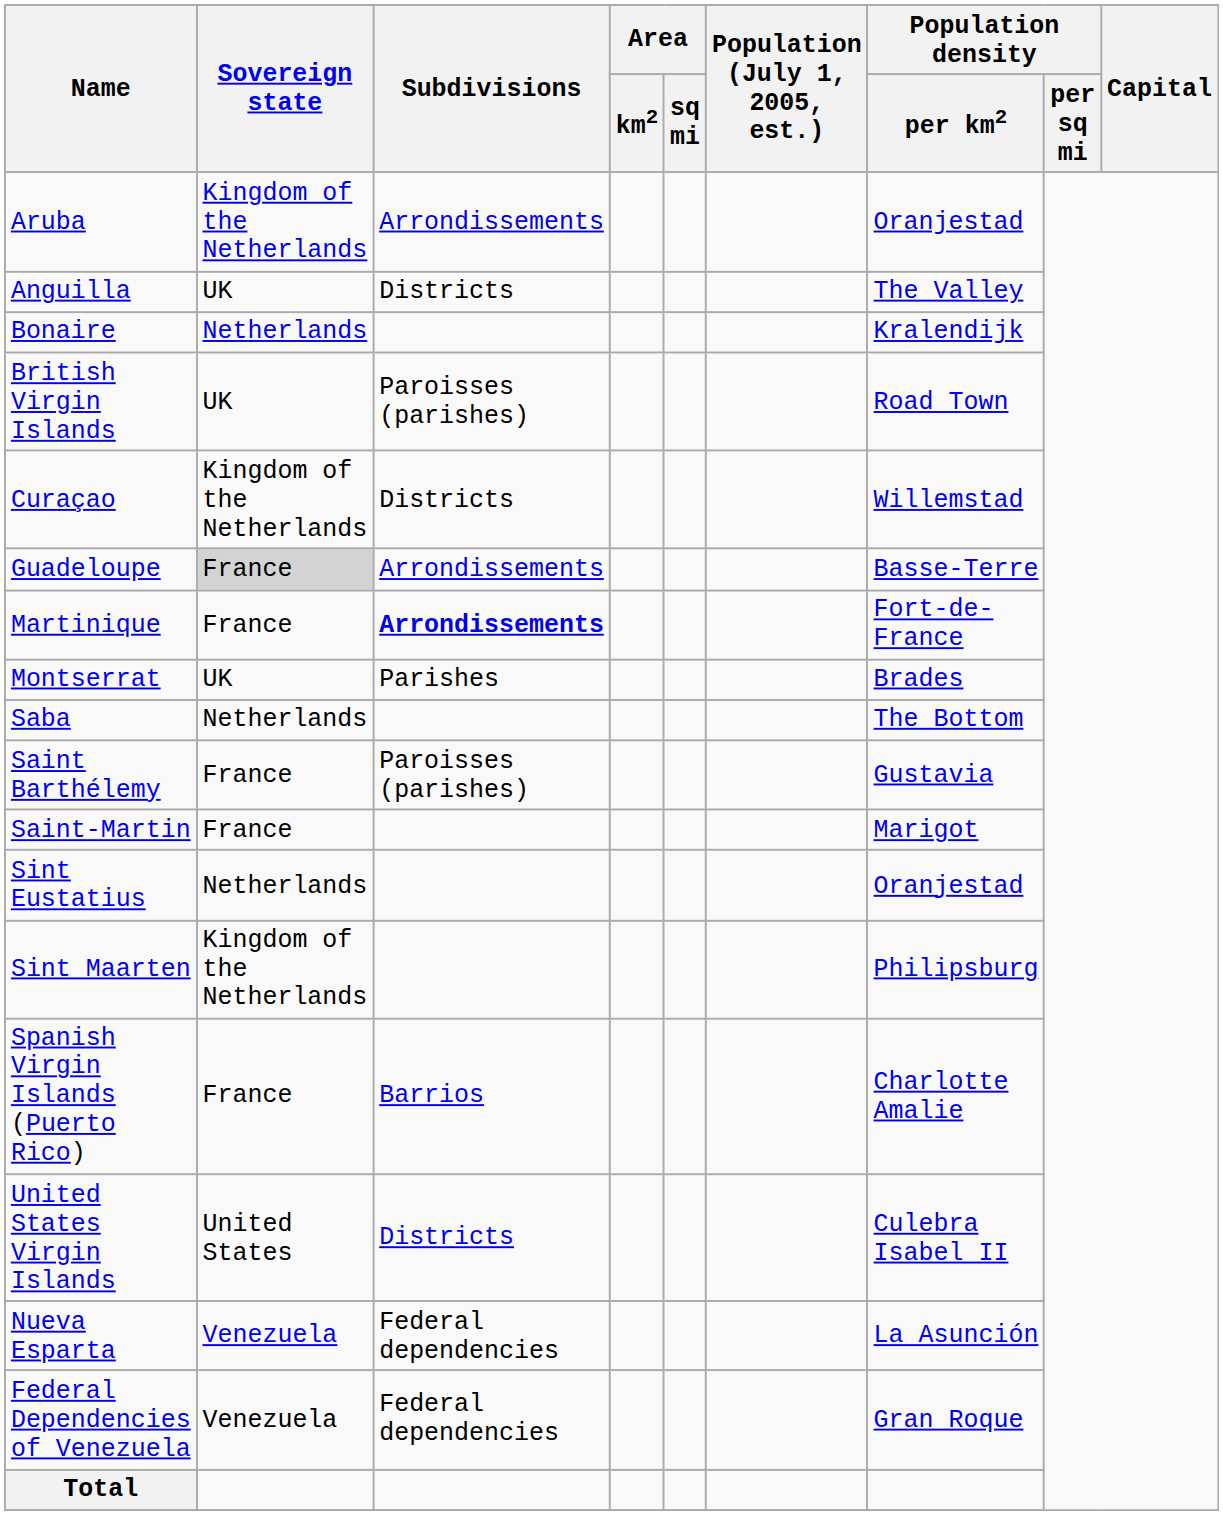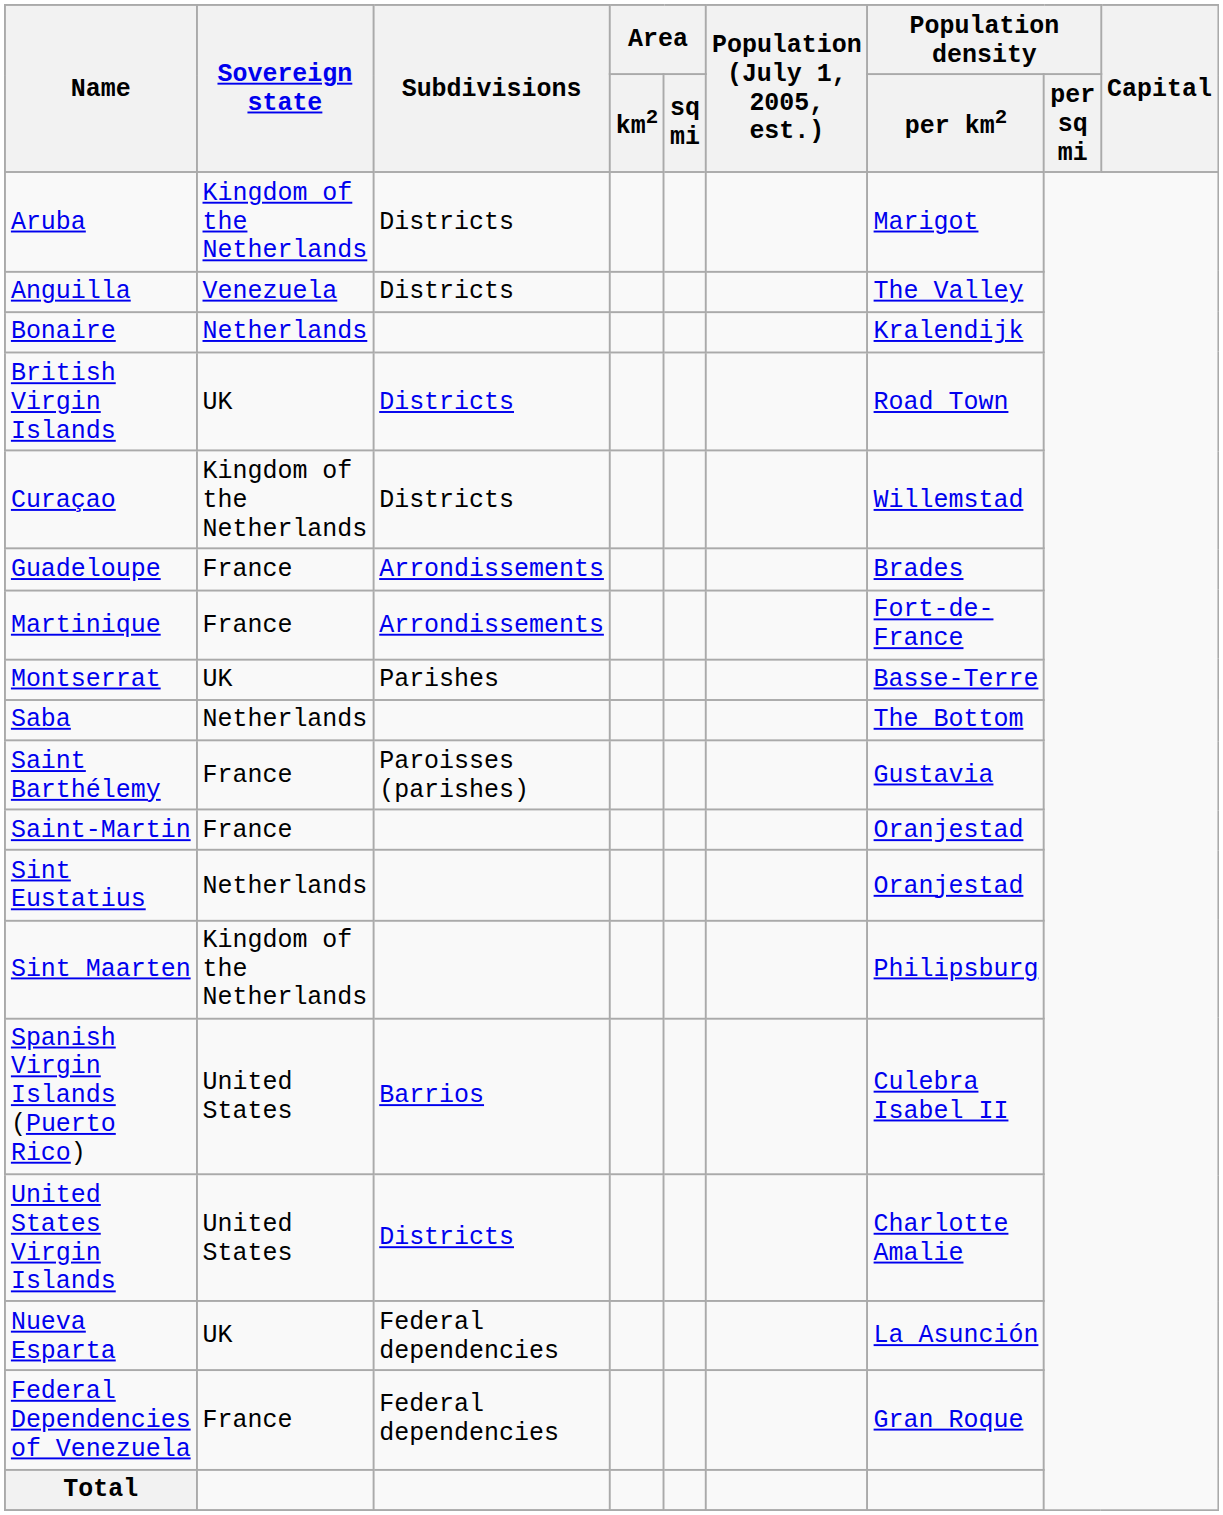(492, 222) Arrondissements -> (447, 222) Districts
(949, 222) Oranjestad -> (926, 222) Marigot
(217, 291) UK -> (270, 291) Venezuela
(454, 401) Paroisses (parishes) -> (447, 401) Districts
(247, 569) lightgrey background -> (247, 569) no background
(956, 569) Basse-Terre -> (919, 569) Brades
(492, 624) bold -> (492, 624) normal
(919, 679) Brades -> (956, 679) Basse-Terre
(926, 830) Marigot -> (949, 830) Oranjestad
(247, 1096) France -> (247, 1096) United States
(941, 1096) Charlotte Amalie -> (941, 1096) Culebra Isabel II
(941, 1238) Culebra Isabel II -> (941, 1238) Charlotte Amalie
(270, 1336) Venezuela -> (217, 1336) UK
(270, 1420) Venezuela -> (247, 1420) France
